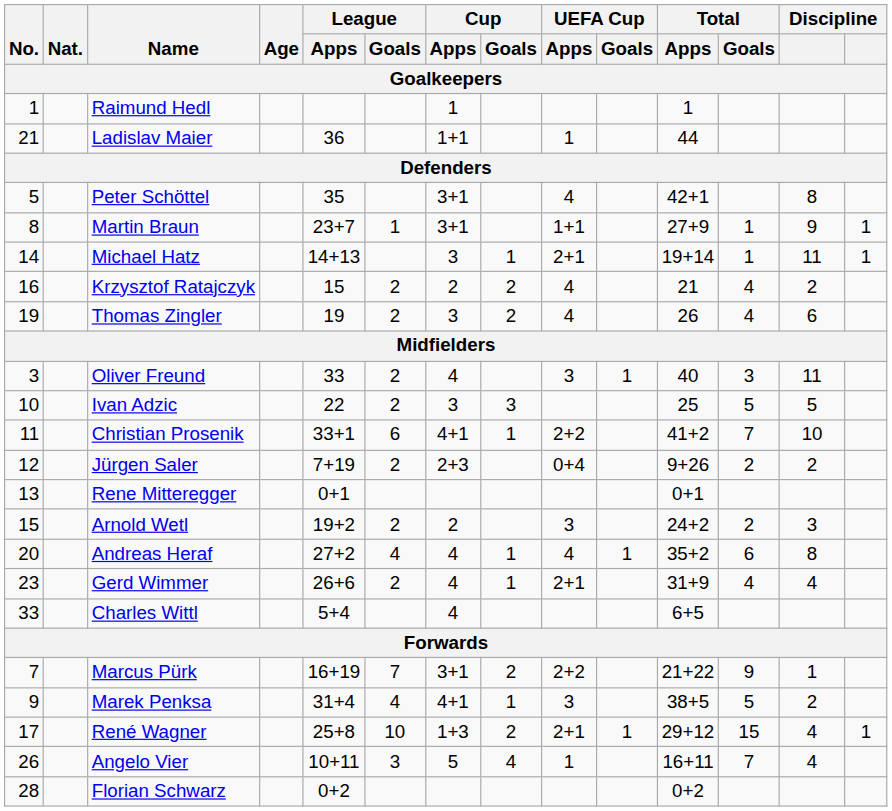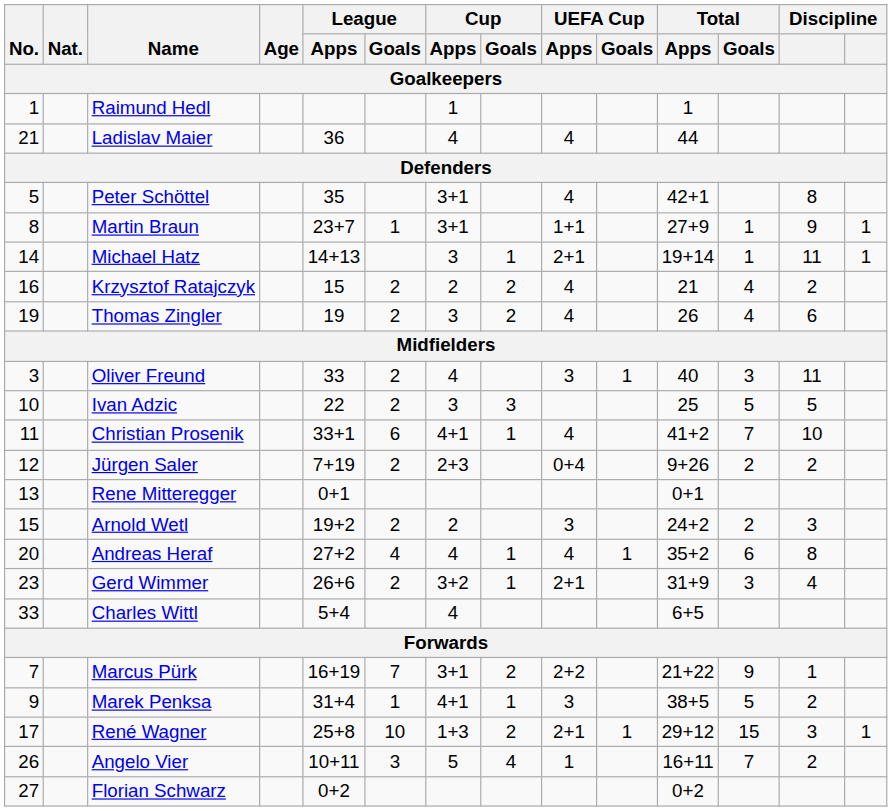(453, 138) 1+1 -> (453, 138) 4
(569, 138) 1 -> (569, 138) 4
(569, 434) 2+2 -> (569, 434) 4
(453, 583) 4 -> (453, 583) 3+2
(749, 583) 4 -> (749, 583) 3
(395, 702) 4 -> (395, 702) 1
(812, 731) 4 -> (812, 731) 3
(812, 761) 4 -> (812, 761) 2
(29, 791) 28 -> (29, 791) 27
